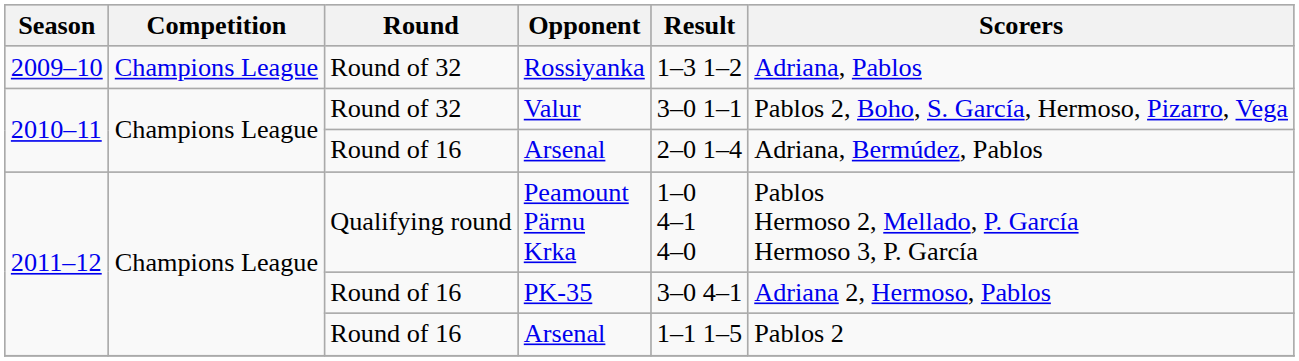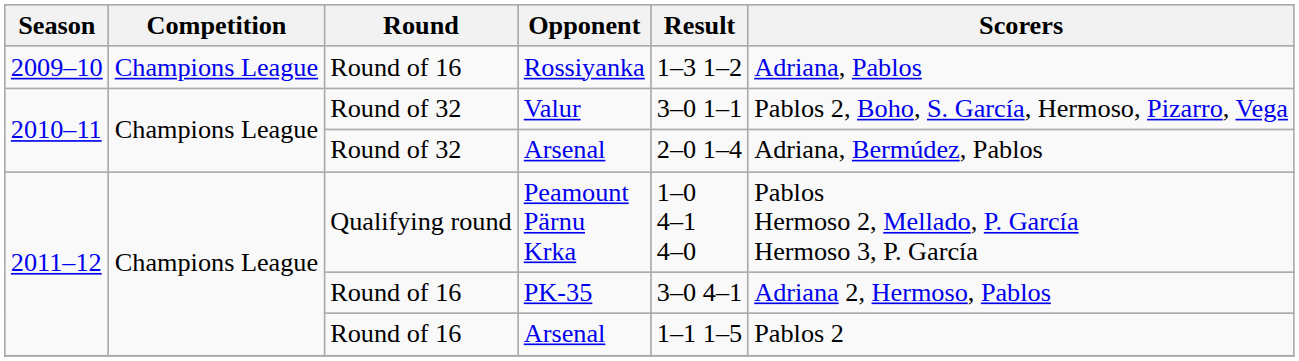(396, 66) Round of 32 -> (396, 66) Round of 16
(396, 150) Round of 16 -> (396, 150) Round of 32
